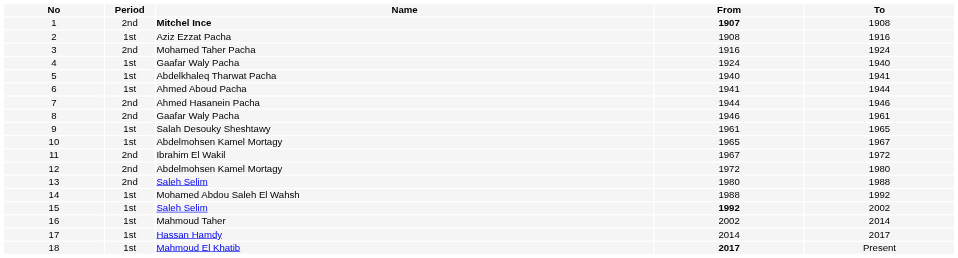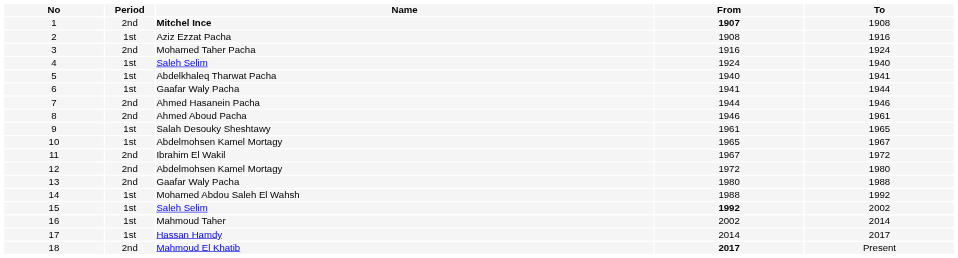(198, 63) Gaafar Waly Pacha -> (182, 63) Saleh Selim
(202, 89) Ahmed Aboud Pacha -> (198, 89) Gaafar Waly Pacha
(198, 116) Gaafar Waly Pacha -> (202, 116) Ahmed Aboud Pacha
(182, 182) Saleh Selim -> (198, 182) Gaafar Waly Pacha
(130, 248) 1st -> (130, 248) 2nd
